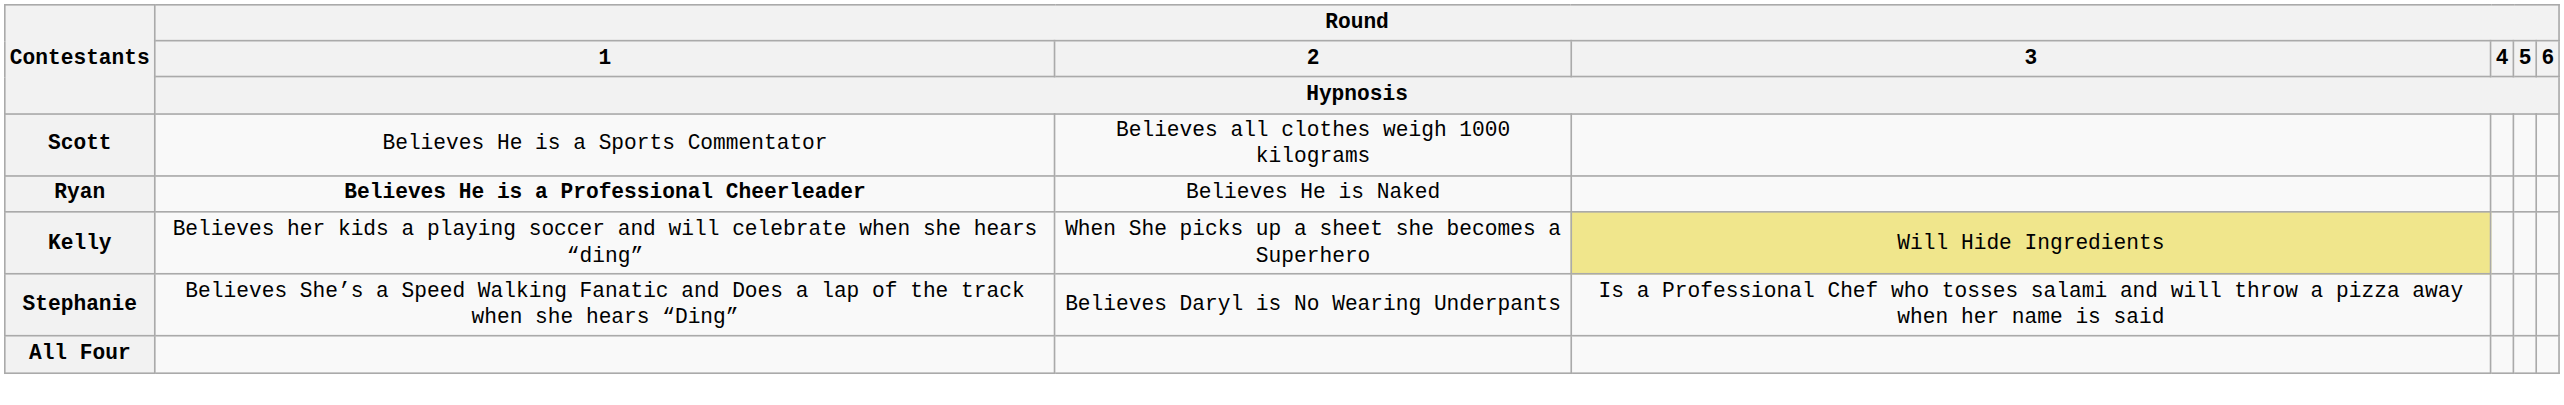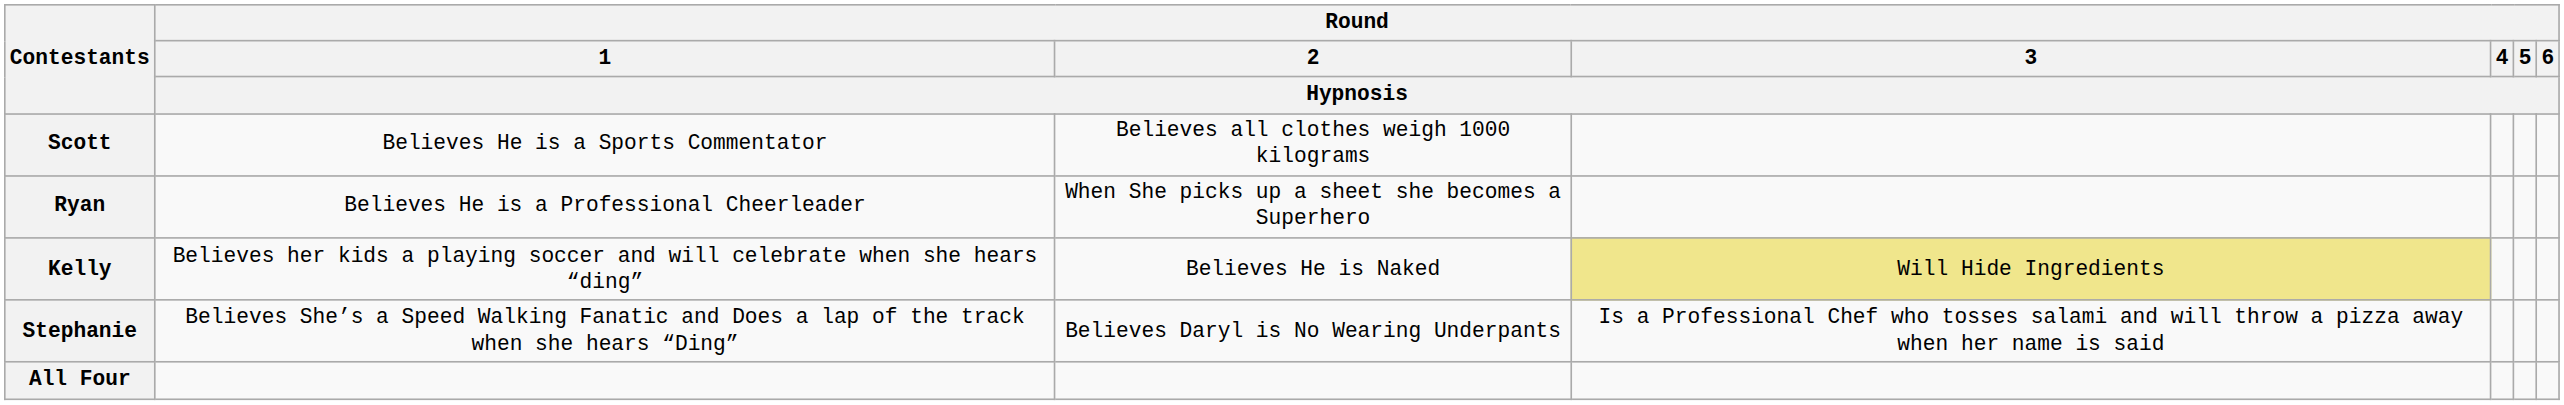(605, 193) bold -> (605, 206) normal
(1313, 193) Believes He is Naked -> (1313, 206) When She picks up a sheet she becomes a Superhero
(1313, 242) When She picks up a sheet she becomes a Superhero -> (1313, 268) Believes He is Naked
